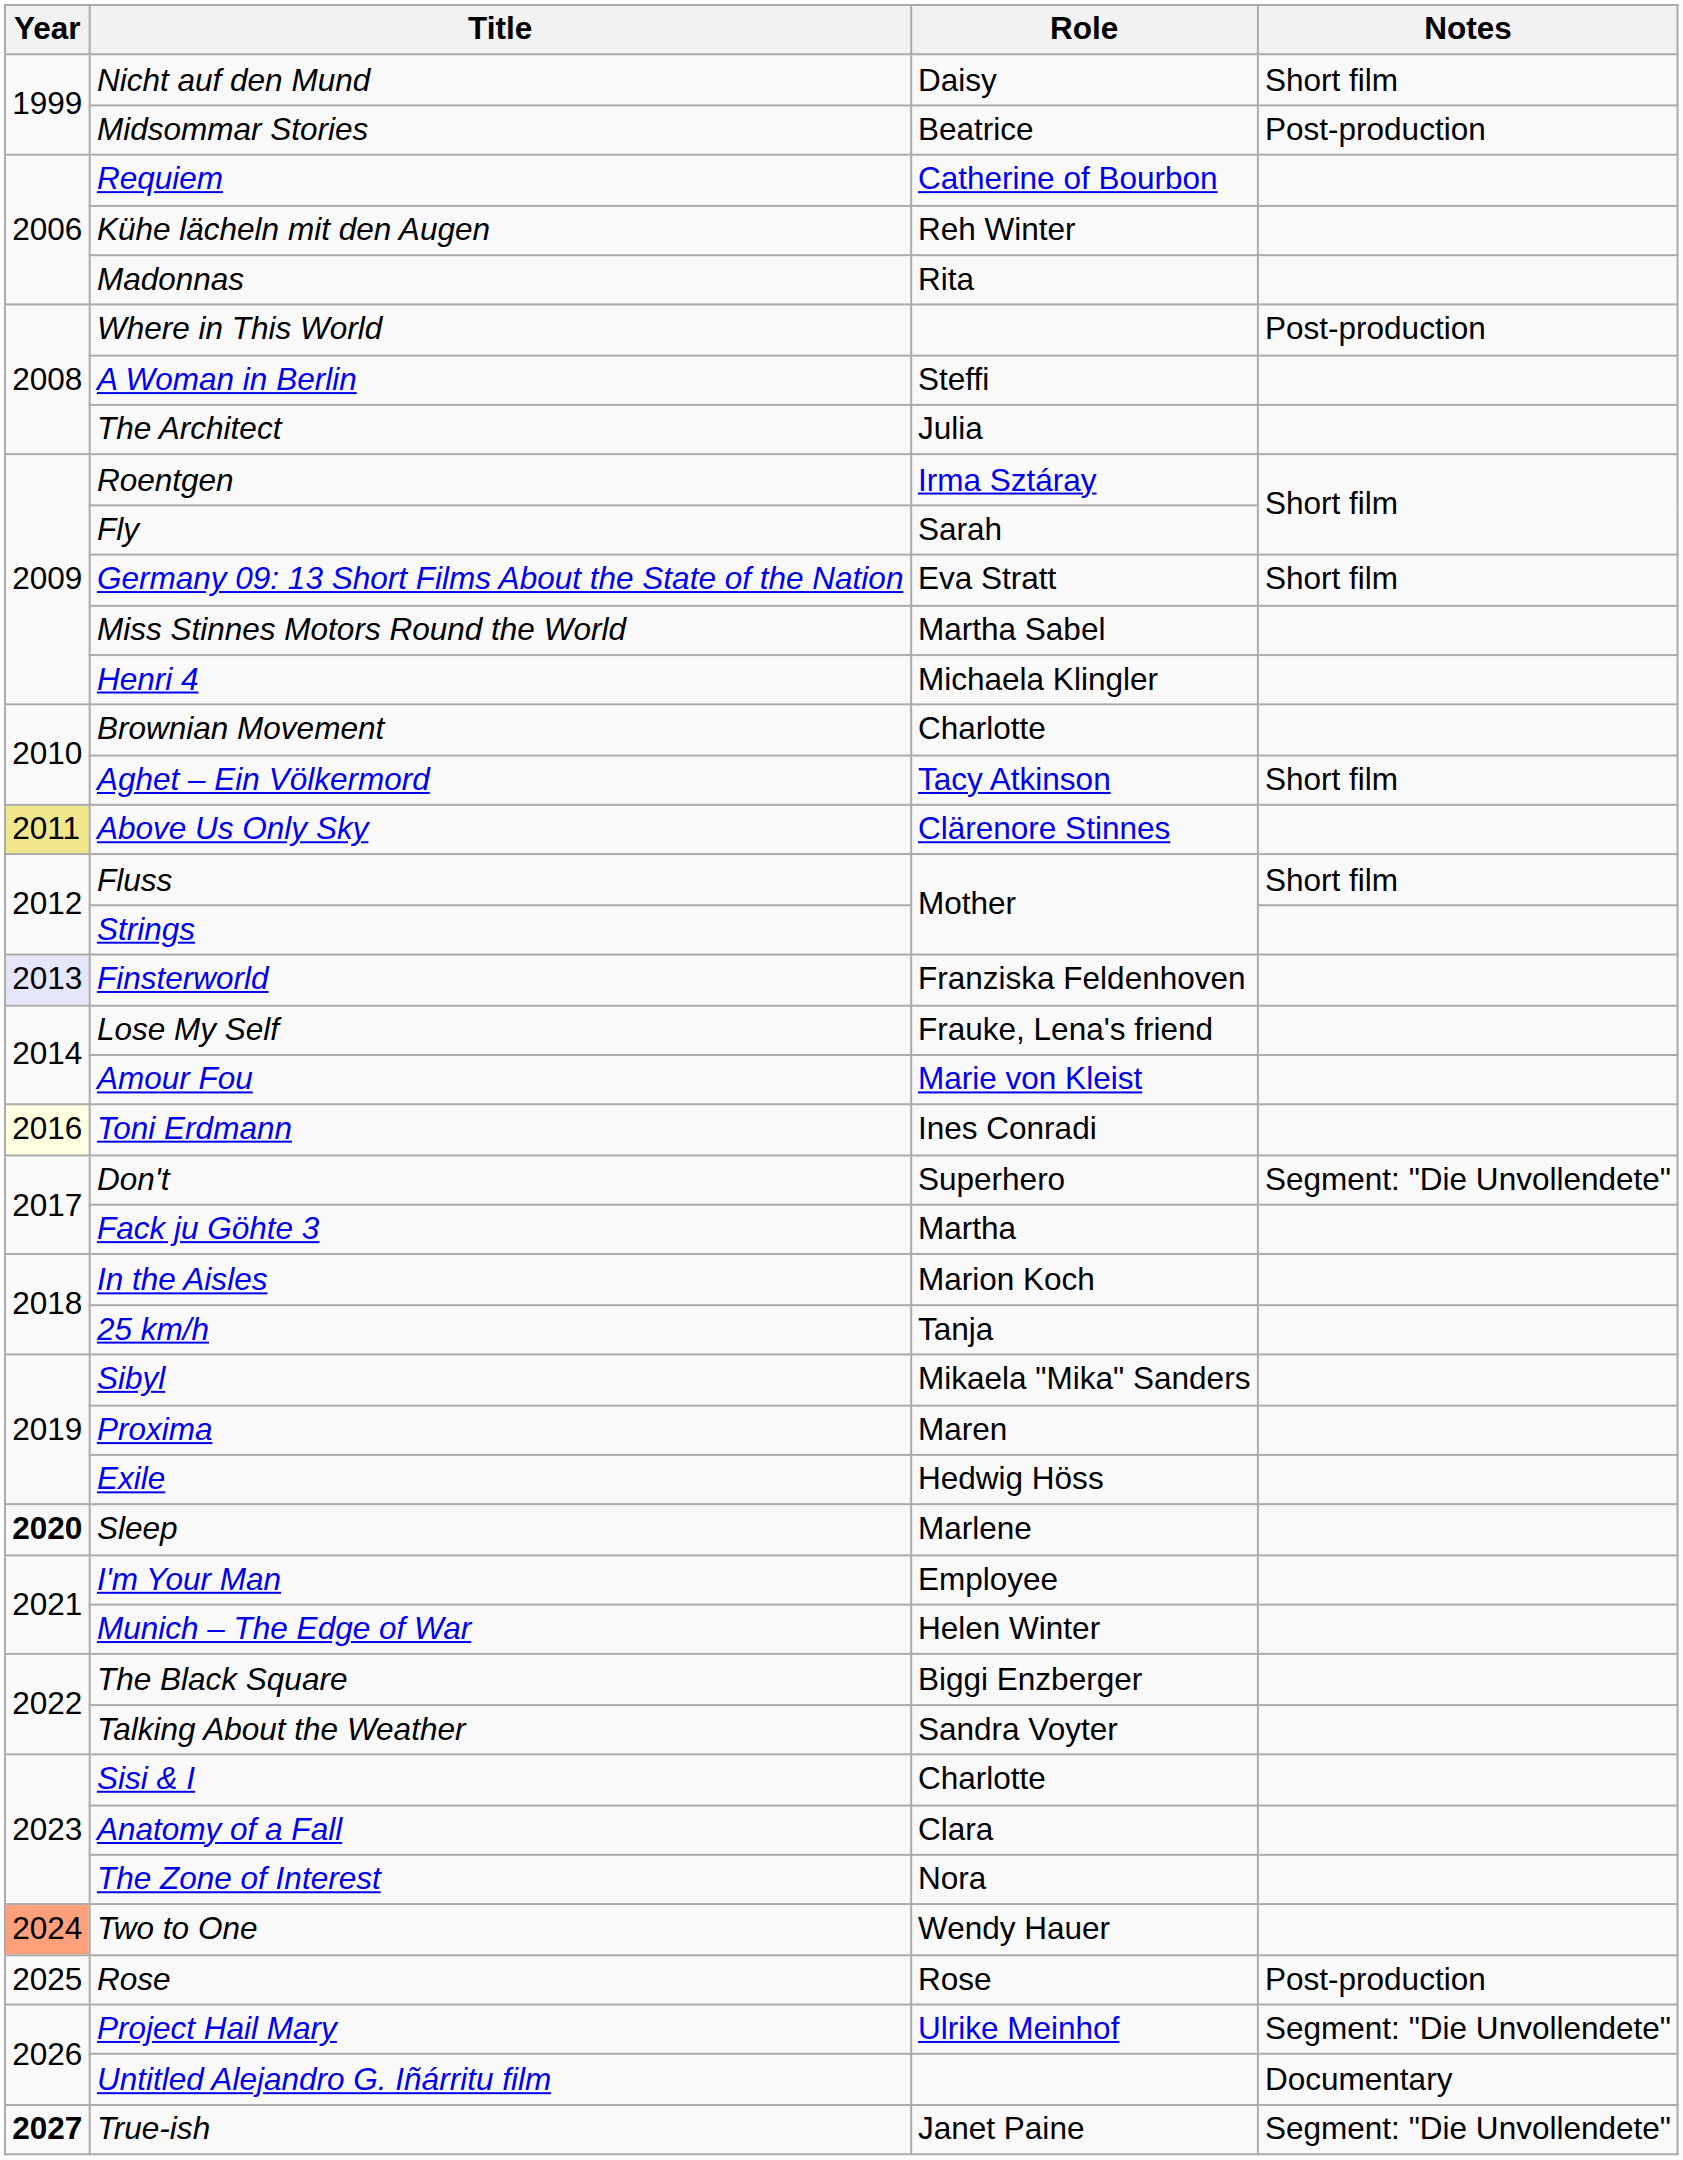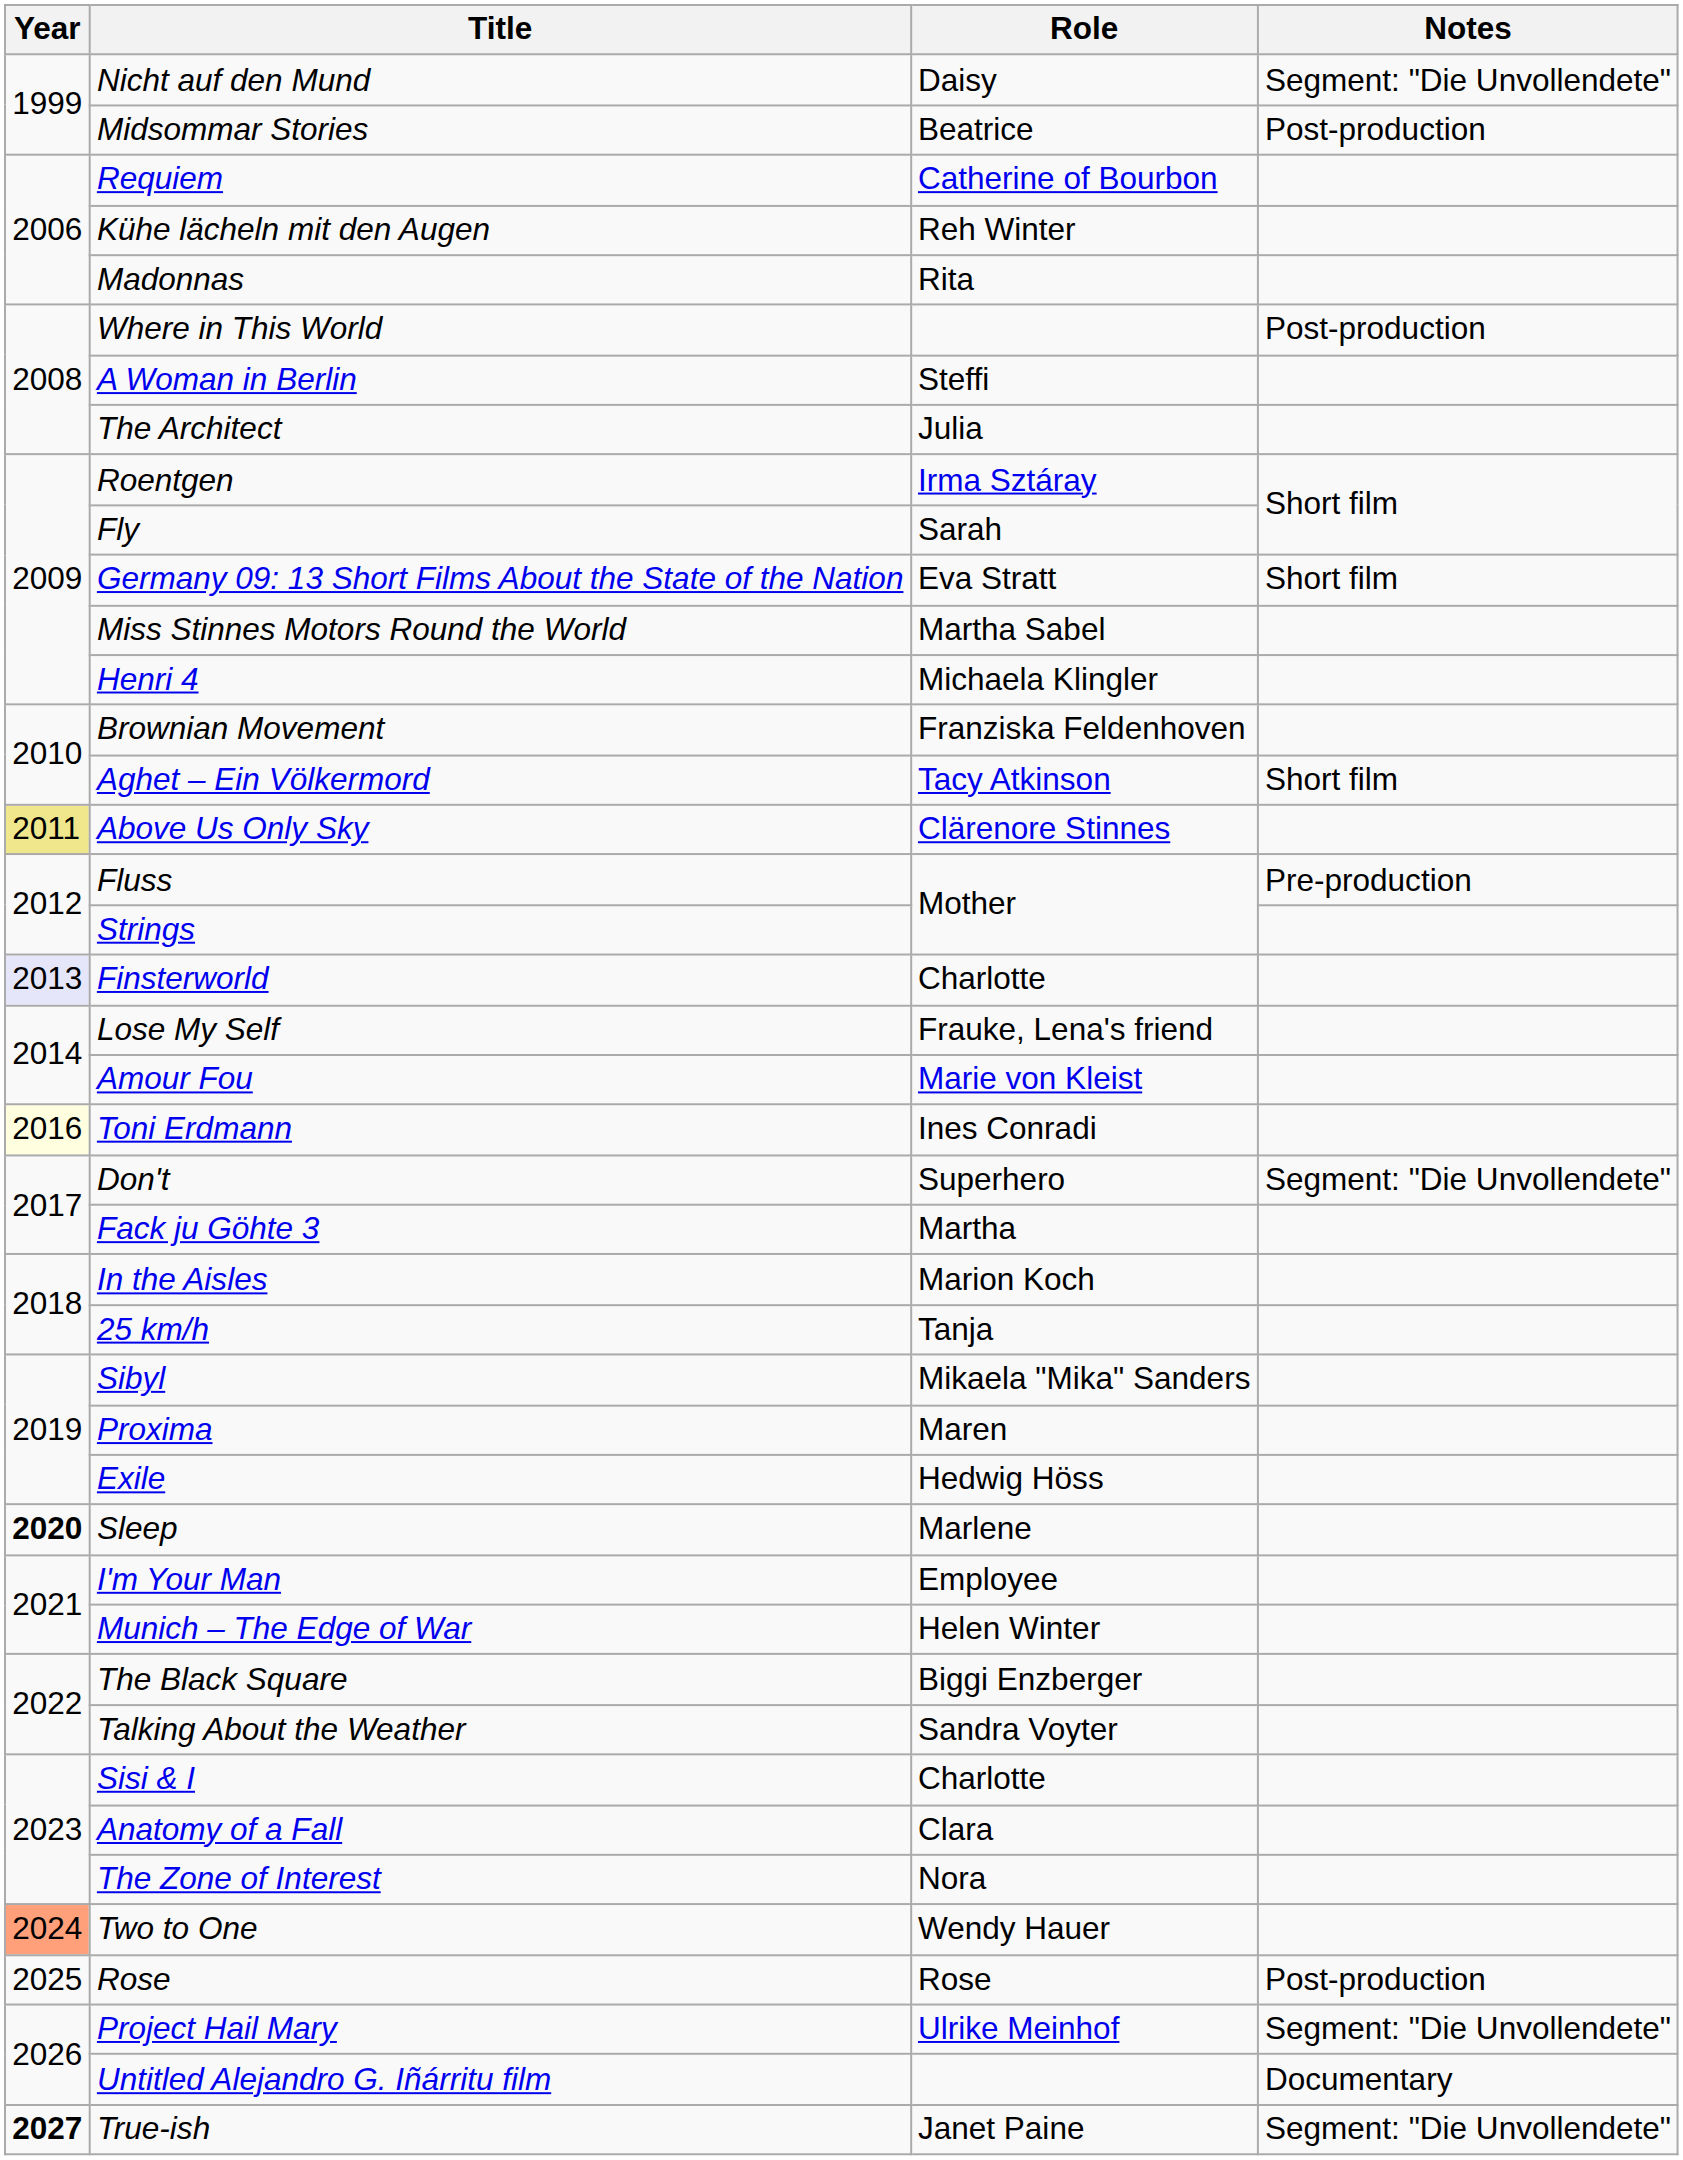(1332, 79) Short film -> (1468, 79) Segment: "Die Unvollendete"
(982, 729) Charlotte -> (1082, 729) Franziska Feldenhoven
(1332, 879) Short film -> (1368, 879) Pre-production
(1082, 979) Franziska Feldenhoven -> (982, 979) Charlotte
